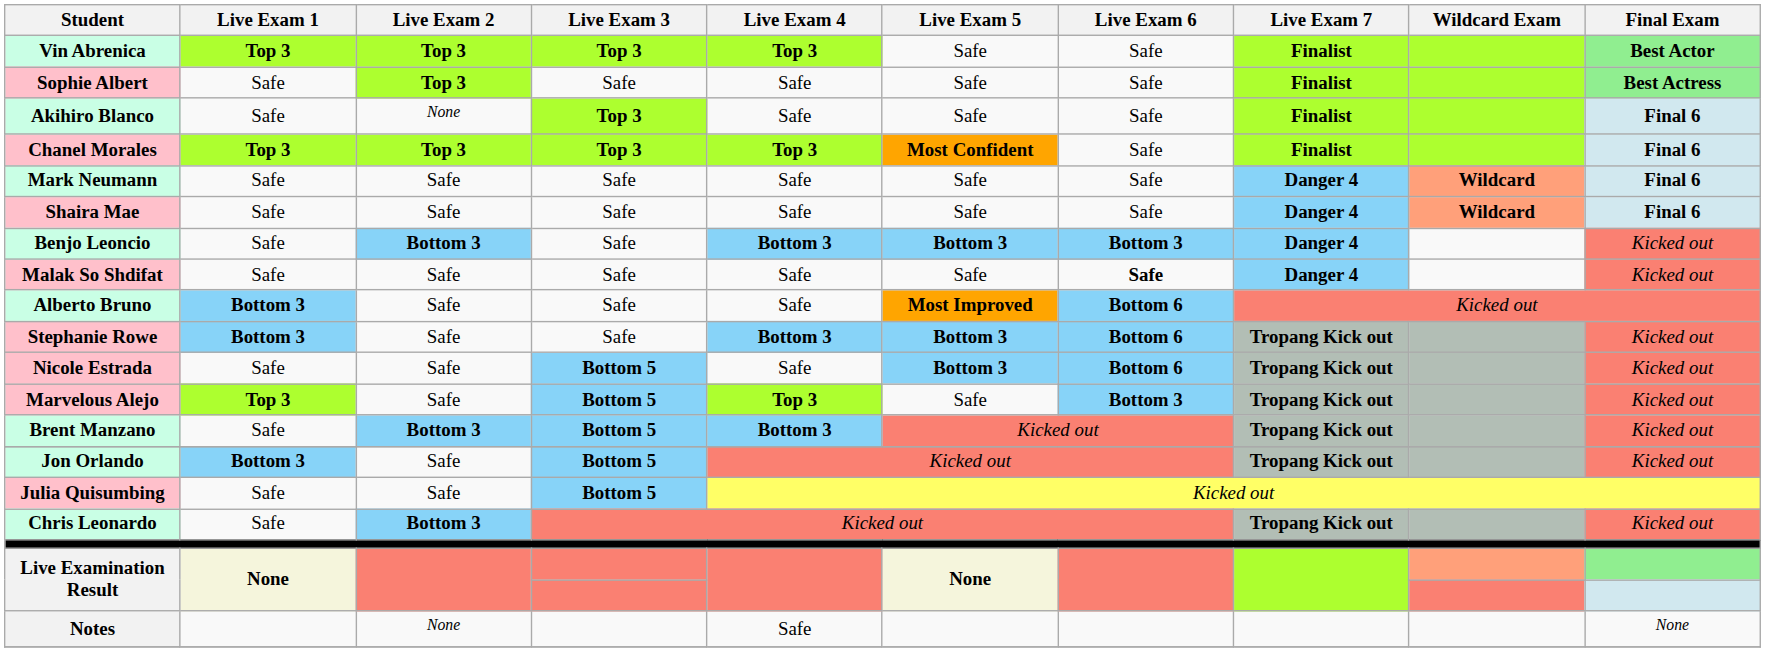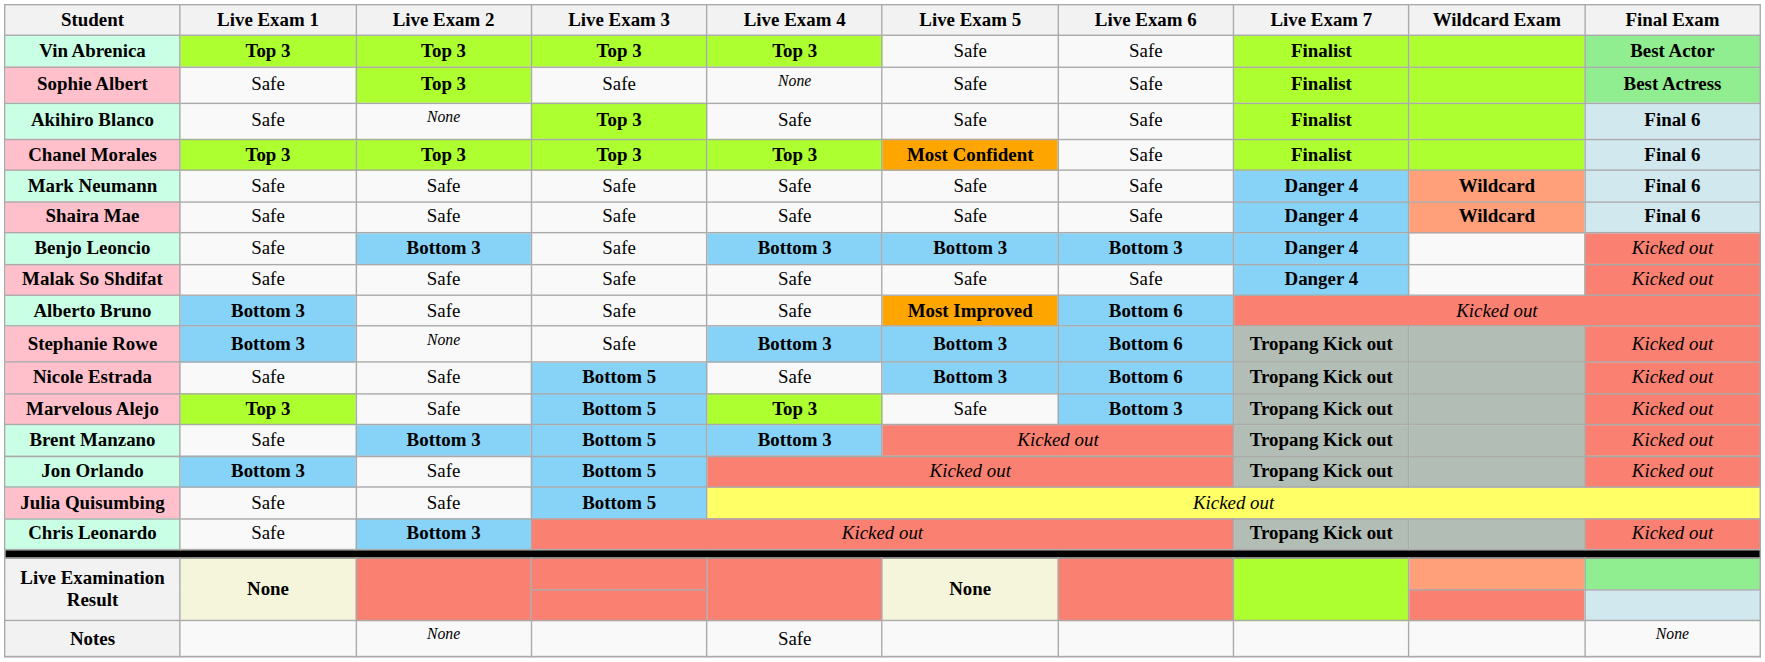(795, 82) Safe -> (795, 79) None
(1146, 274) bold -> (1146, 279) normal
(444, 336) Safe -> (444, 339) None
